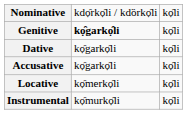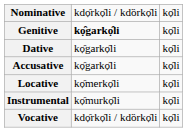+ row: (38, 118)
